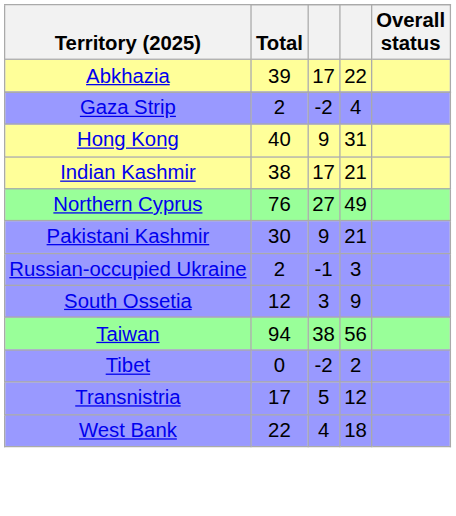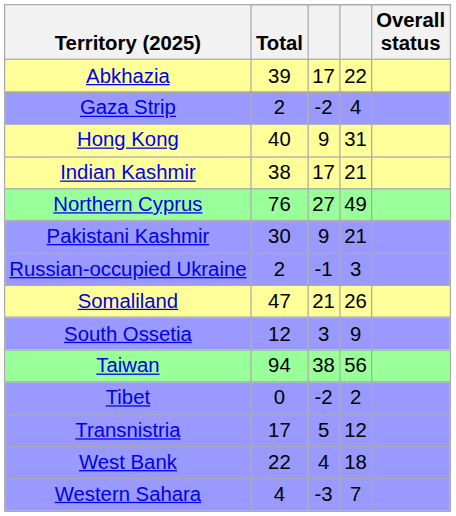+ row: (128, 301)
+ row: (128, 494)
